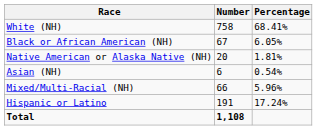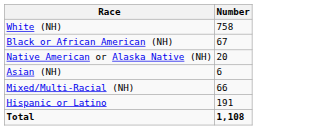- column: (282, 12)
